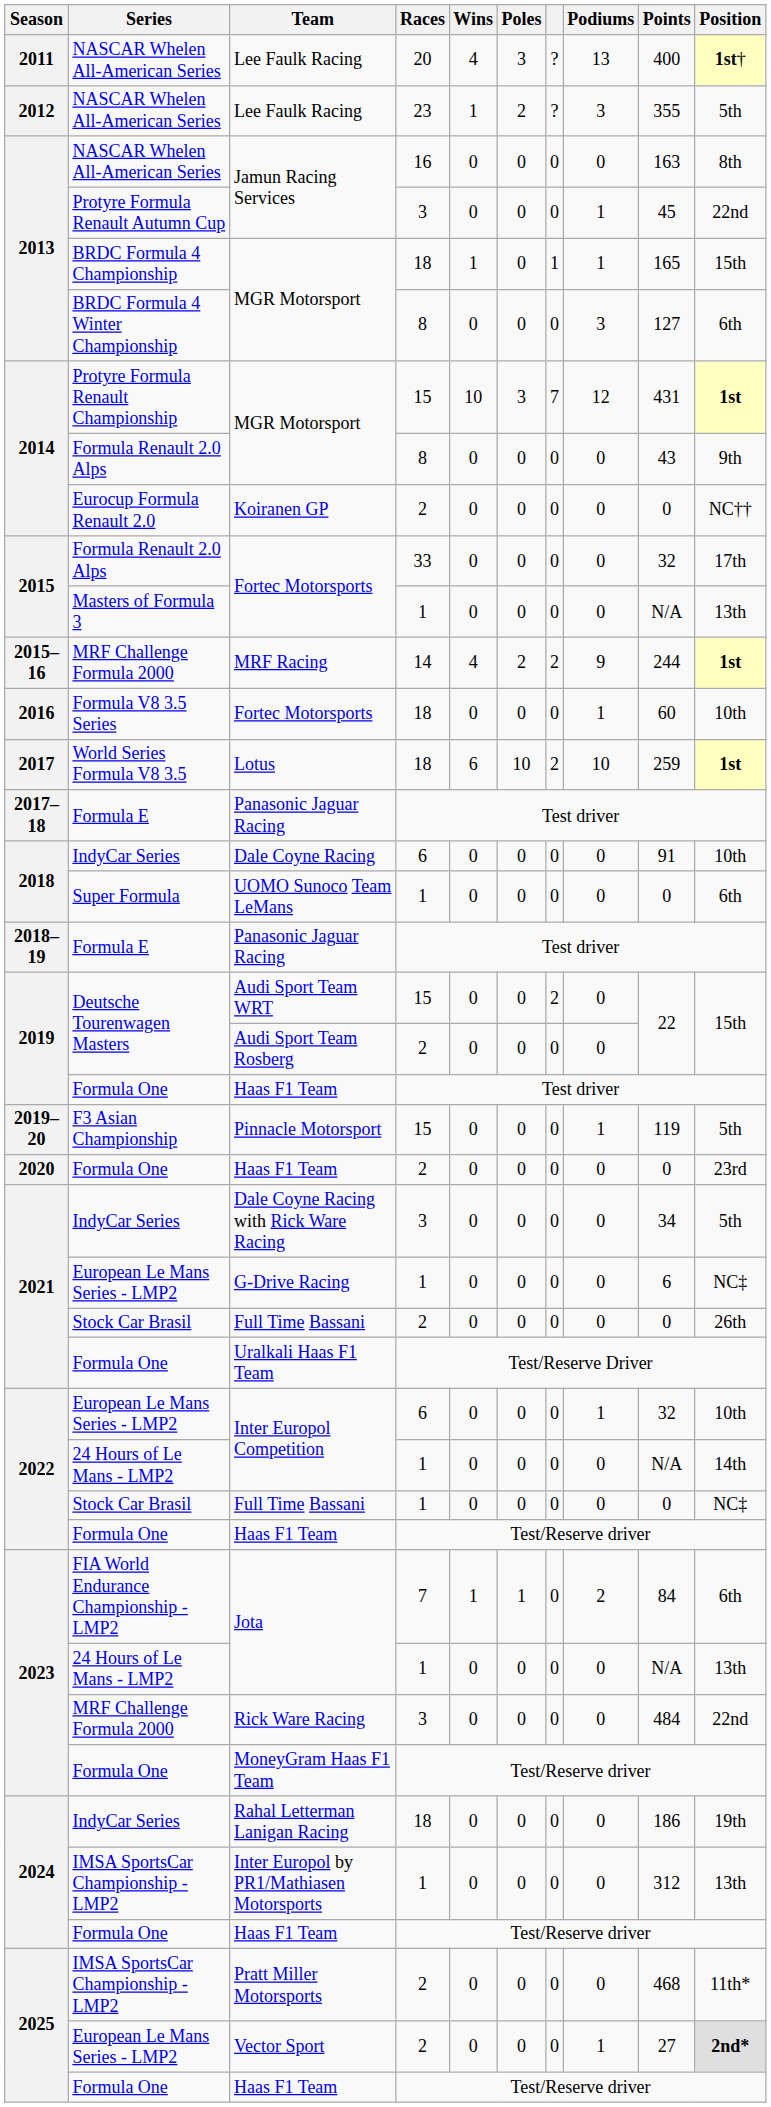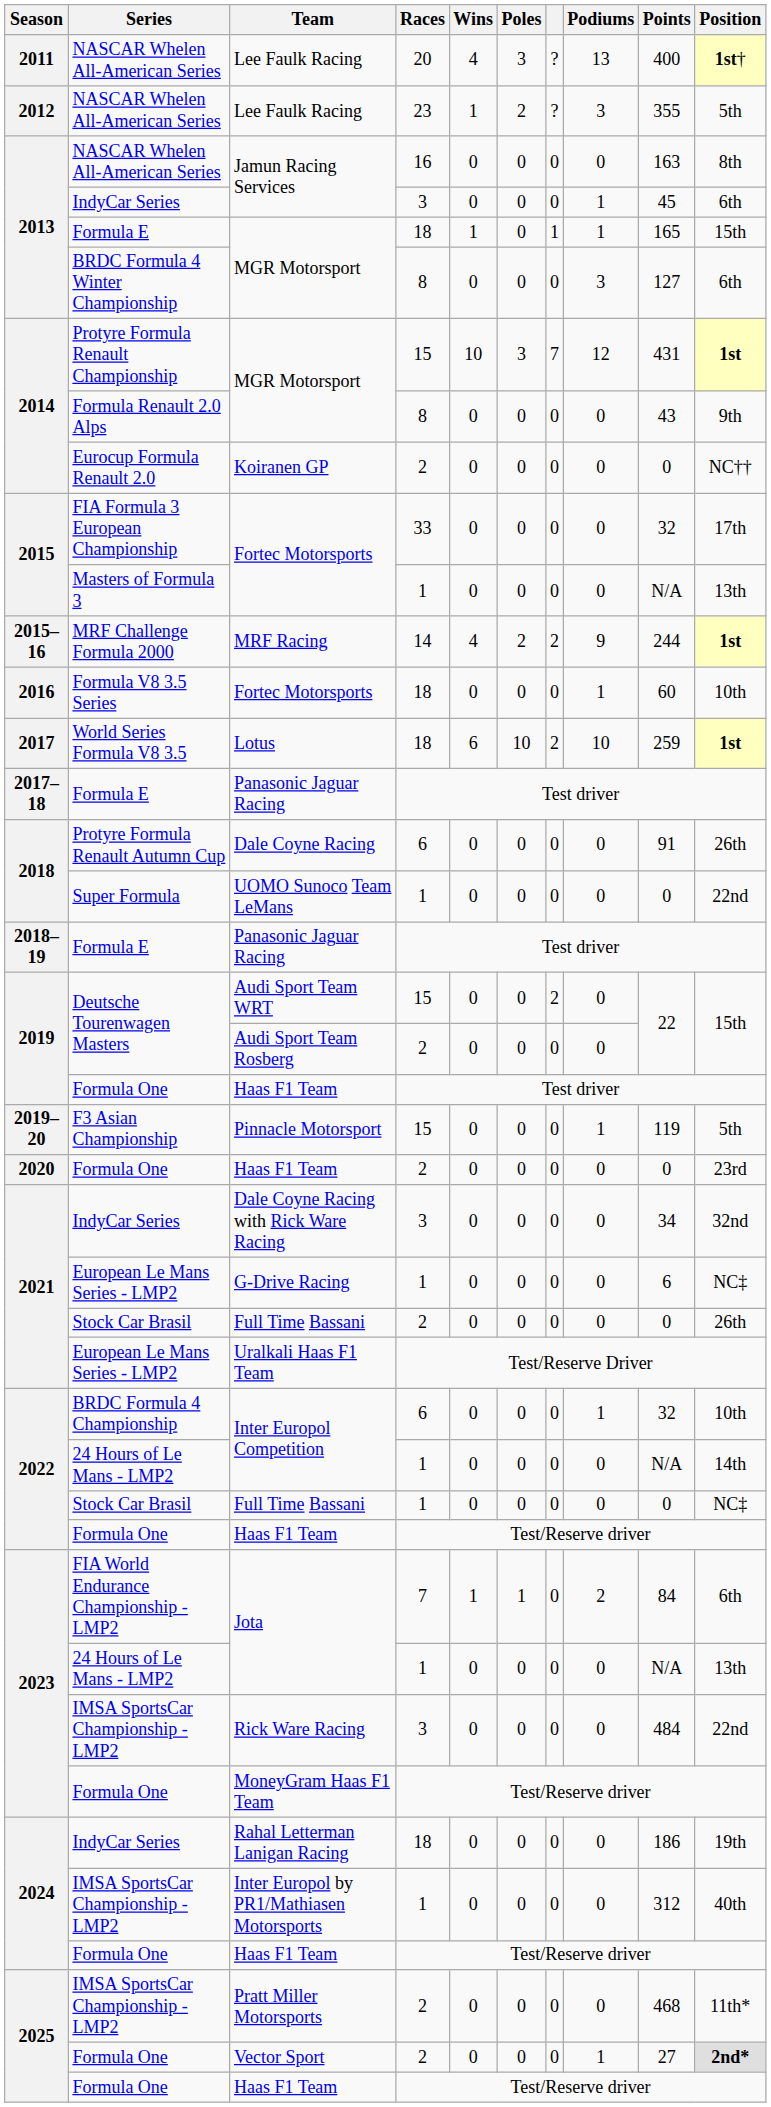(149, 212) Protyre Formula Renault Autumn Cup -> (126, 202) IndyCar Series
(730, 212) 22nd -> (730, 202) 6th
(136, 263) BRDC Formula 4 Championship -> (111, 231) Formula E
(147, 560) Formula Renault 2.0 Alps -> (126, 529) FIA Formula 3 European Championship
(126, 855) IndyCar Series -> (149, 845) Protyre Formula Renault Autumn Cup
(730, 855) 10th -> (730, 845) 26th
(730, 896) 6th -> (730, 896) 22nd
(730, 1220) 5th -> (730, 1220) 32nd
(120, 1363) Formula One -> (141, 1363) European Le Mans Series - LMP2
(141, 1414) European Le Mans Series - LMP2 -> (136, 1414) BRDC Formula 4 Championship
(130, 1719) MRF Challenge Formula 2000 -> (133, 1730) IMSA SportsCar Championship - LMP2
(730, 1883) 13th -> (730, 1904) 40th
(141, 2046) European Le Mans Series - LMP2 -> (120, 2057) Formula One
